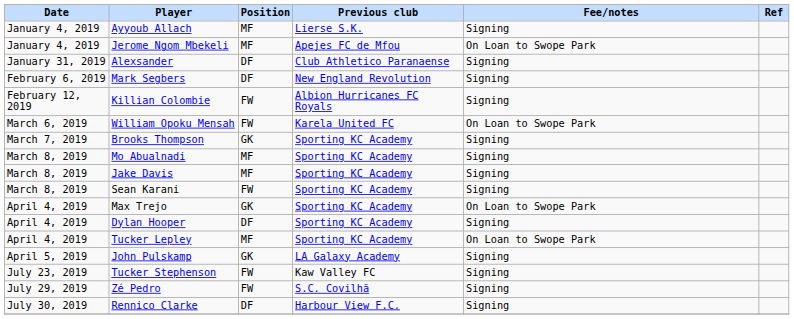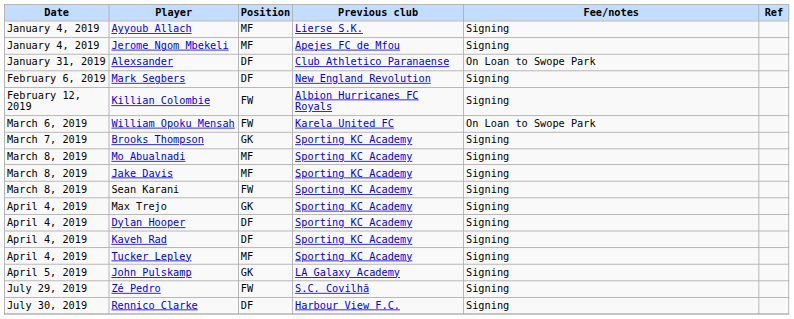(531, 46) On Loan to Swope Park -> (488, 46) Signing
(488, 63) Signing -> (531, 63) On Loan to Swope Park
(531, 207) On Loan to Swope Park -> (488, 207) Signing
+ row: (139, 240)
(531, 240) On Loan to Swope Park -> (488, 256) Signing
- row: (164, 273)
